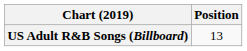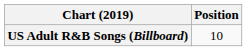(216, 35) 13 -> (216, 35) 10
